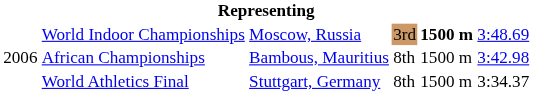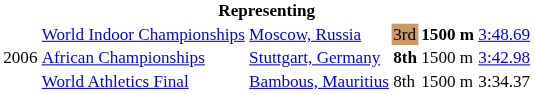(319, 57) Bambous, Mauritius -> (315, 57) Stuttgart, Germany
(404, 57) normal -> (405, 57) bold
(315, 81) Stuttgart, Germany -> (319, 81) Bambous, Mauritius
